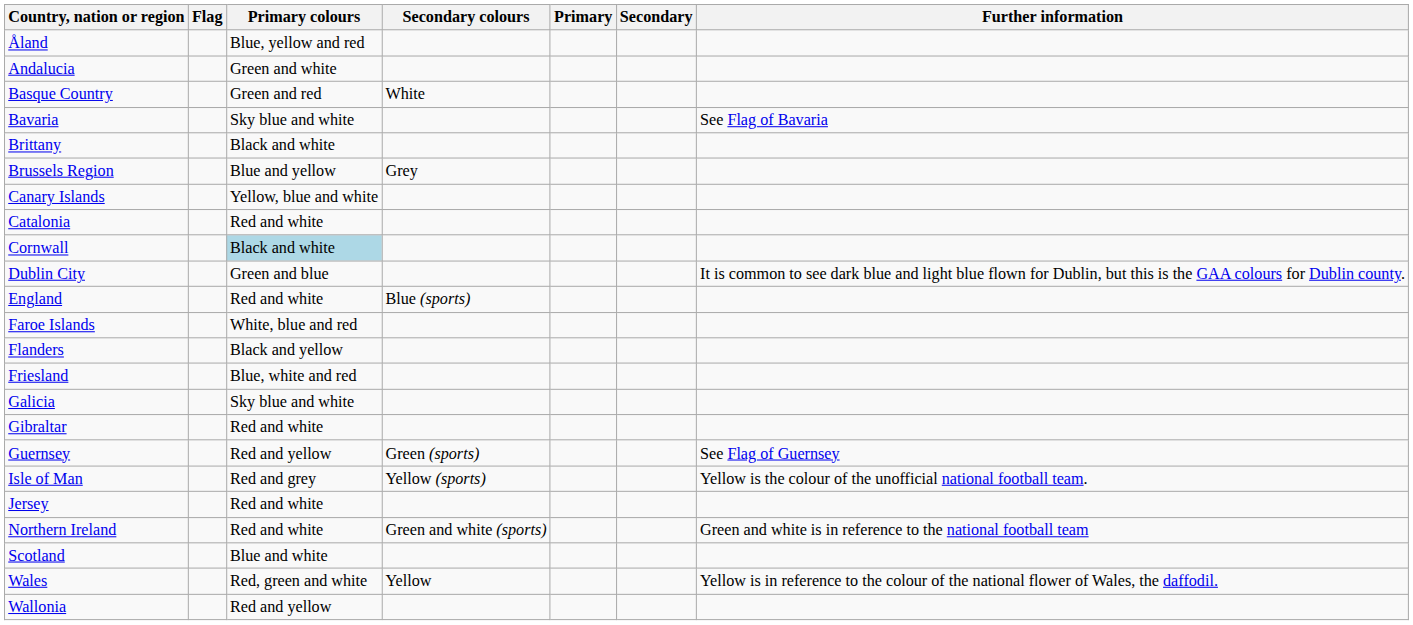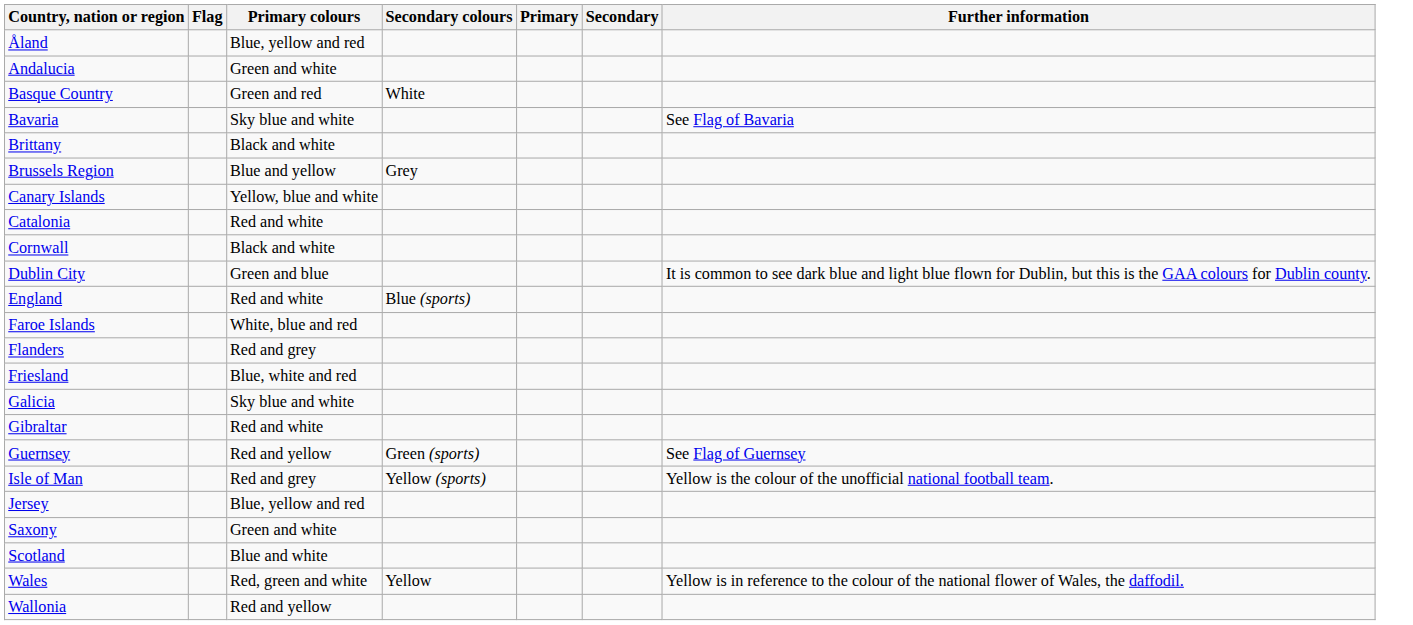(282, 247) lightblue background -> (282, 247) no background
(286, 350) Black and yellow -> (273, 350) Red and grey
(277, 504) Red and white -> (297, 504) Blue, yellow and red
- row: (62, 529)
+ row: (32, 529)
